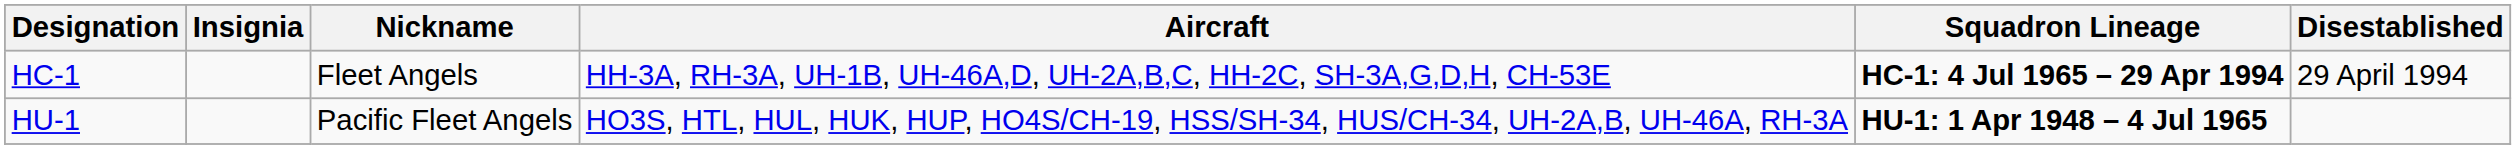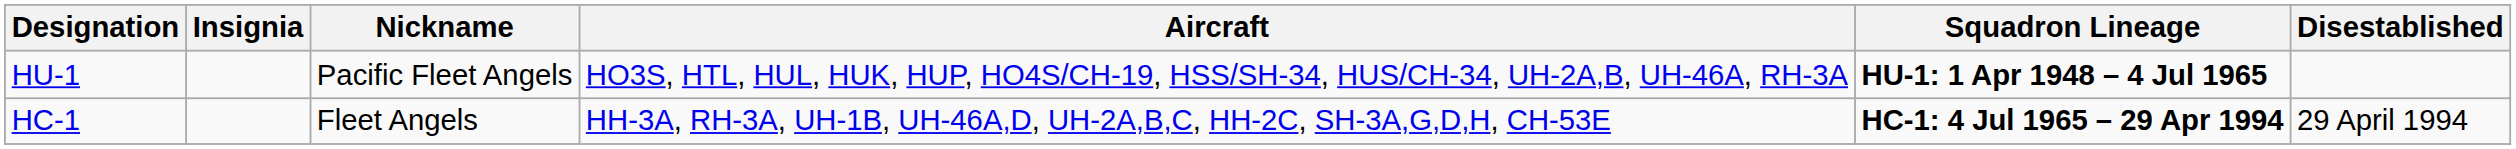rows swapped: (46, 120) <-> (46, 74)
